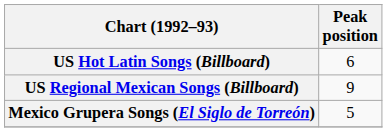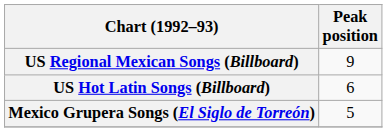rows swapped: (162, 61) <-> (162, 87)
